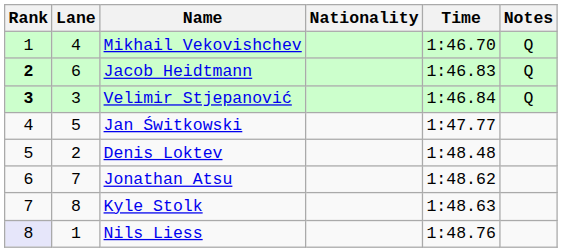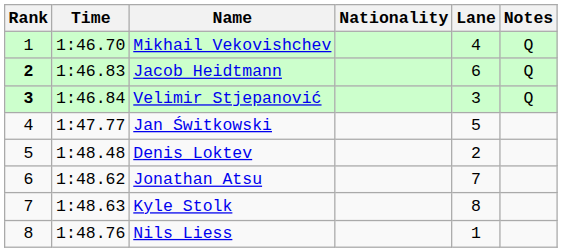columns swapped: (76, 18) <-> (461, 18)
(28, 233) lavender background -> (28, 233) no background
